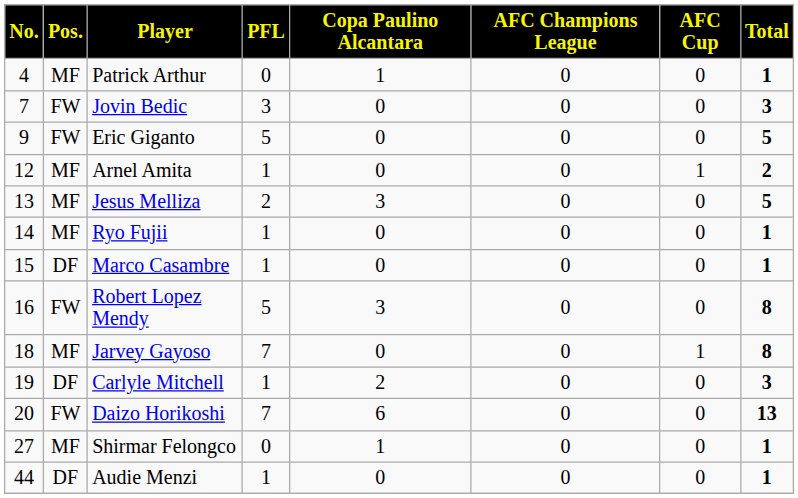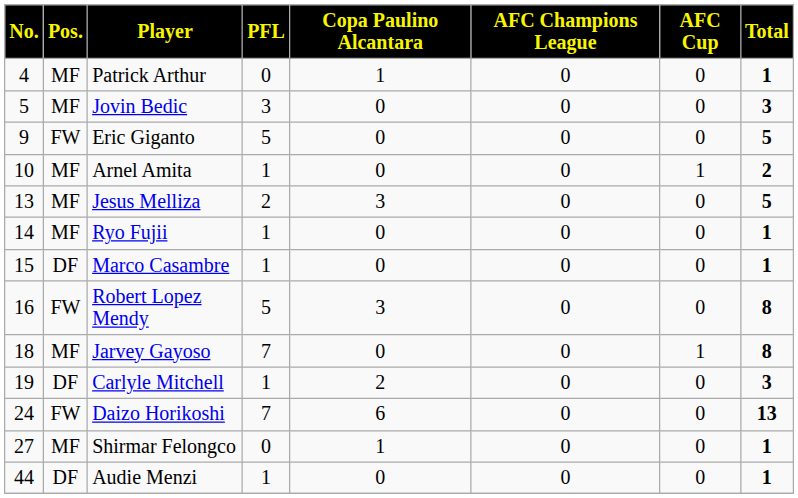(24, 106) 7 -> (24, 106) 5
(65, 106) FW -> (65, 106) MF
(24, 169) 12 -> (24, 169) 10
(24, 414) 20 -> (24, 414) 24
